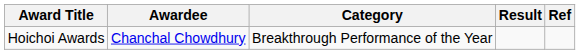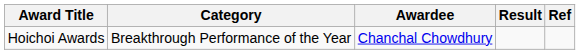columns swapped: (372, 15) <-> (178, 15)
